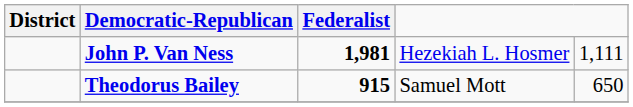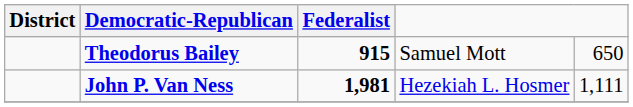rows swapped: (162, 85) <-> (159, 53)
